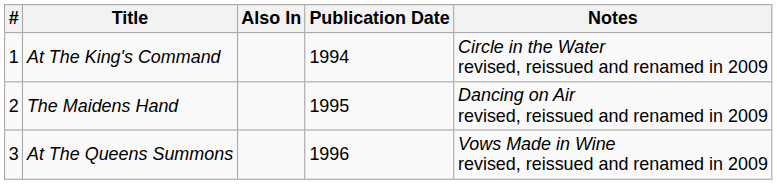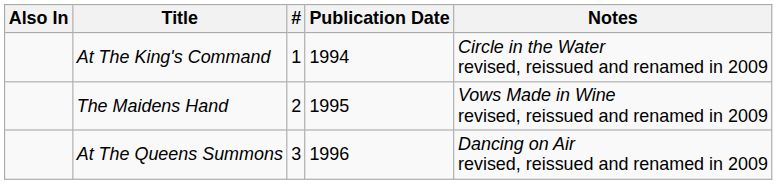columns swapped: (14, 18) <-> (271, 18)
(613, 105) Dancing on Air revised, reissued and renamed in 2009 -> (613, 105) Vows Made in Wine revised, reissued and renamed in 2009
(613, 154) Vows Made in Wine revised, reissued and renamed in 2009 -> (613, 154) Dancing on Air revised, reissued and renamed in 2009
